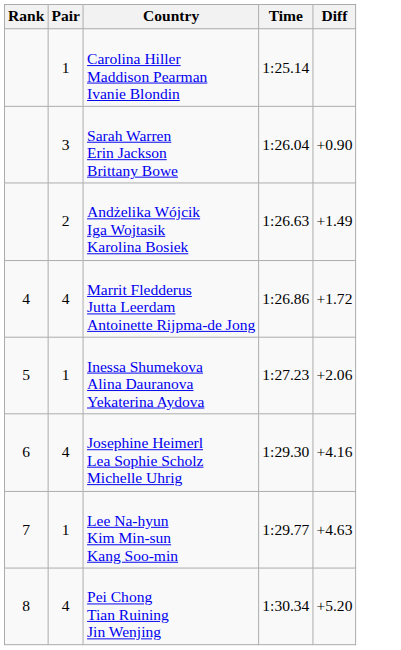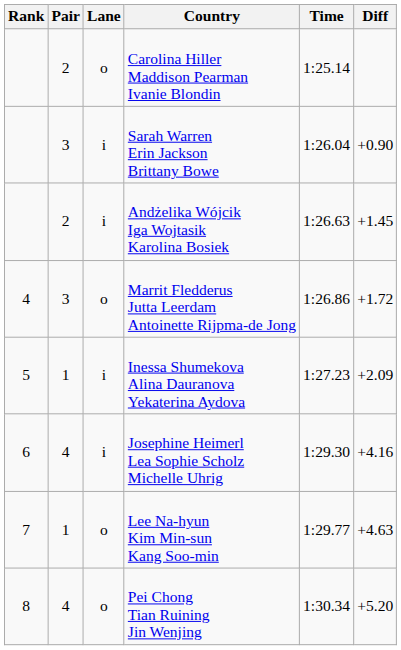+ column: (104, 16)
(66, 67) 1 -> (66, 67) 2
(334, 221) +1.49 -> (375, 221) +1.45
(66, 298) 4 -> (66, 298) 3
(334, 375) +2.06 -> (375, 375) +2.09
